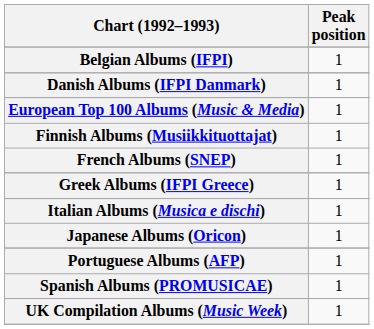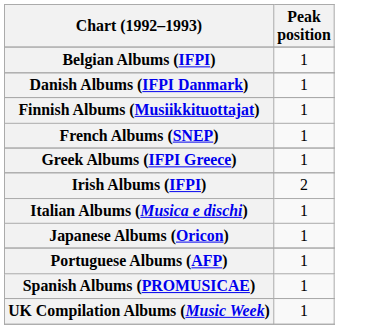- row: (156, 110)
+ row: (139, 185)
